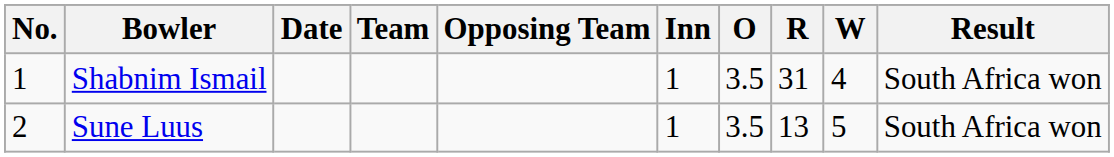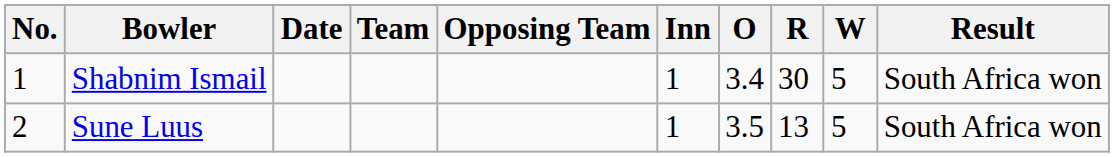(745, 77) 3.5 -> (745, 77) 3.4
(794, 77) 31 -> (794, 77) 30
(839, 77) 4 -> (839, 77) 5
